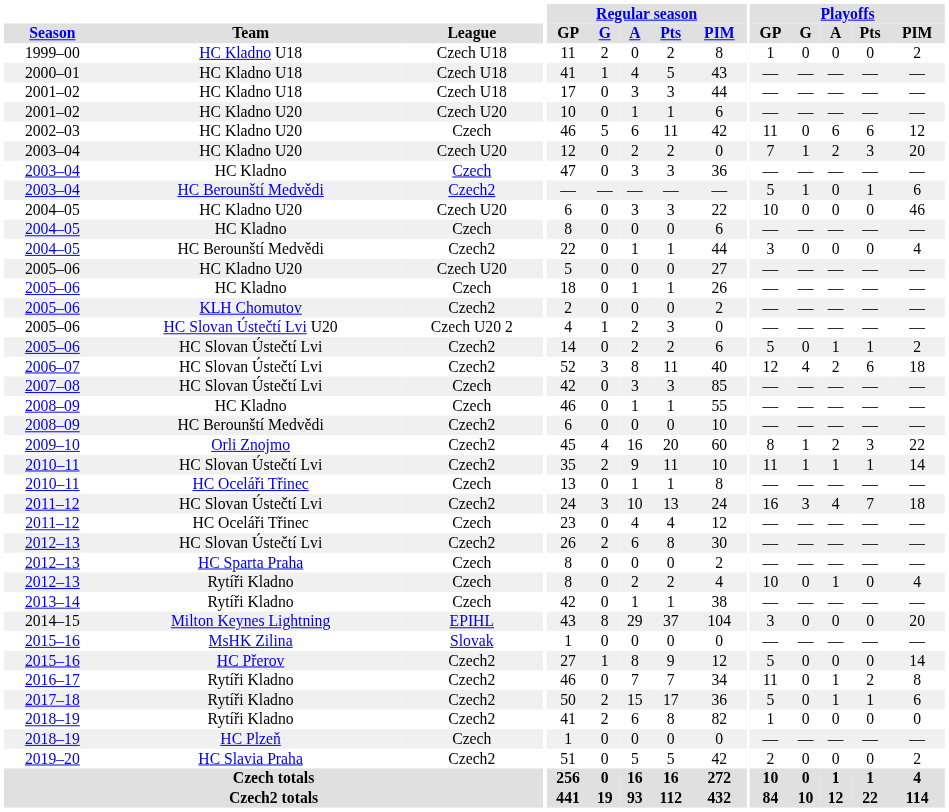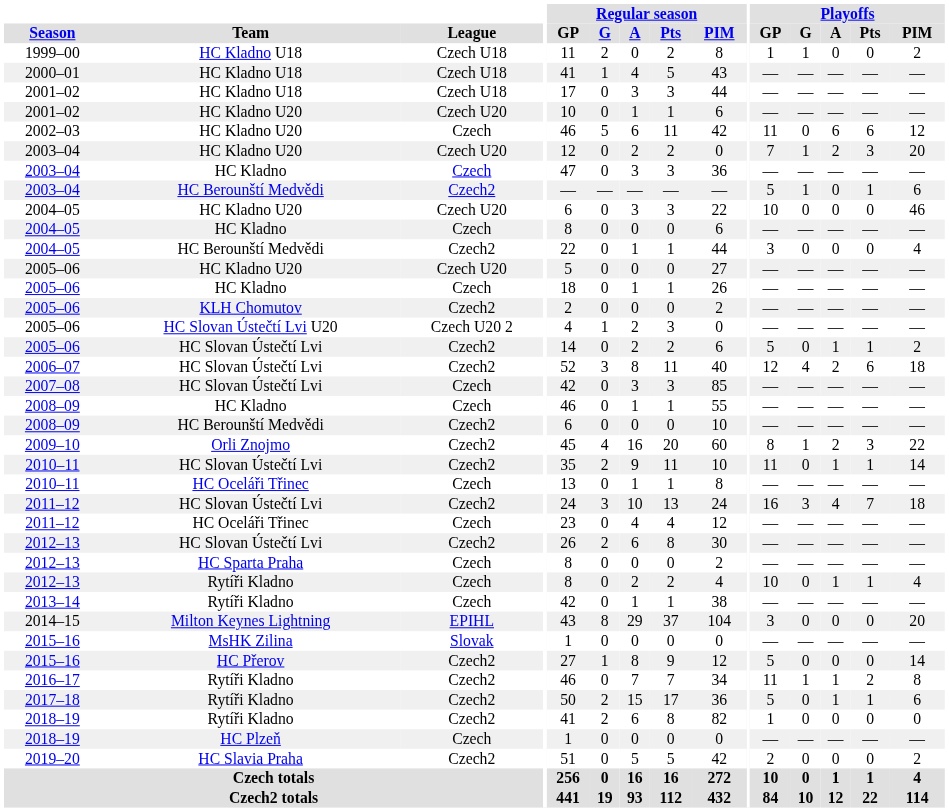(806, 53) 0 -> (806, 53) 1
(806, 464) 1 -> (806, 464) 0
(870, 582) 0 -> (870, 582) 1
(806, 680) 0 -> (806, 680) 1
